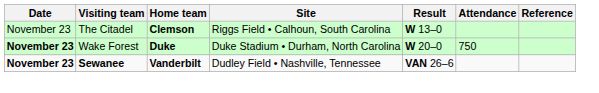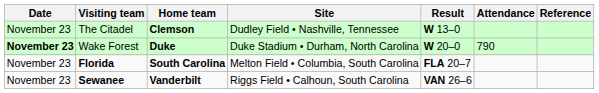(301, 30) Riggs Field • Calhoun, South Carolina -> (315, 30) Dudley Field • Nashville, Tennessee
(467, 47) 750 -> (486, 47) 790
+ row: (96, 63)
(40, 63) bold -> (39, 80) normal
(296, 63) Dudley Field • Nashville, Tennessee -> (319, 80) Riggs Field • Calhoun, South Carolina
